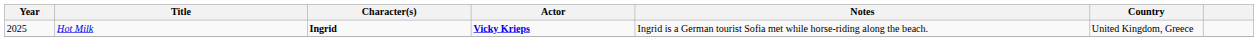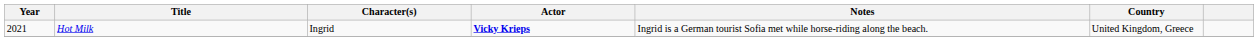(17, 28) 2025 -> (17, 28) 2021
(323, 28) bold -> (322, 28) normal
